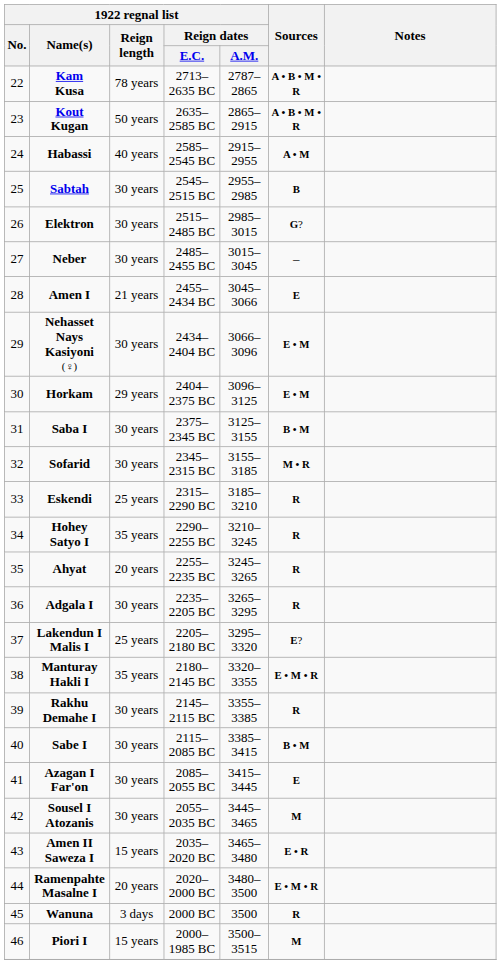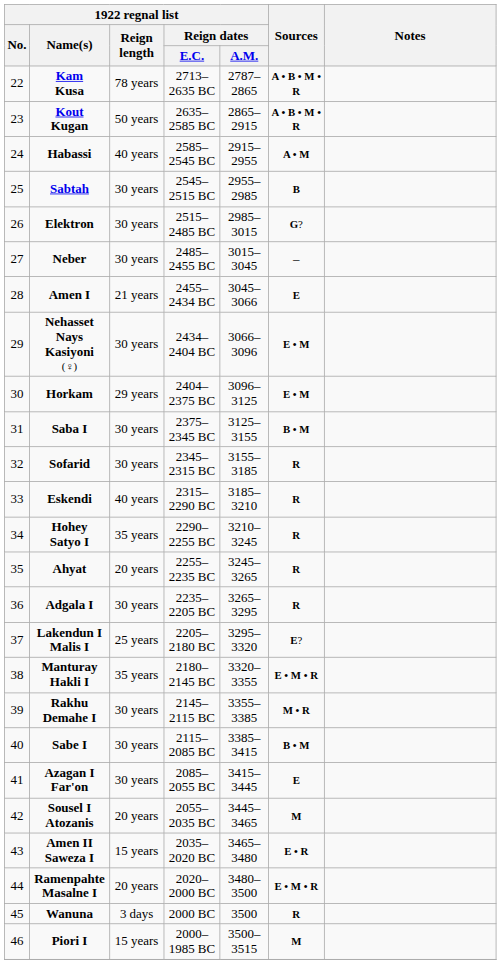(296, 465) M • R -> (296, 465) R
(137, 499) 25 years -> (137, 499) 40 years
(296, 710) R -> (296, 710) M • R
(137, 815) 30 years -> (137, 815) 20 years
